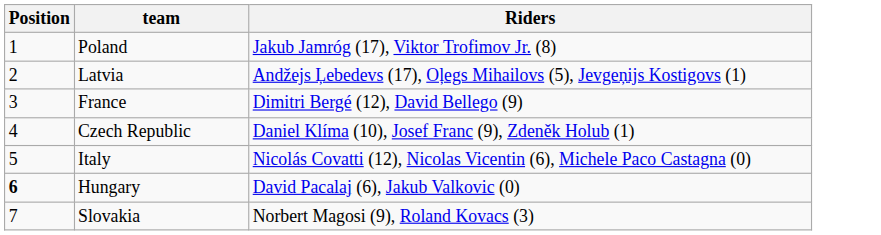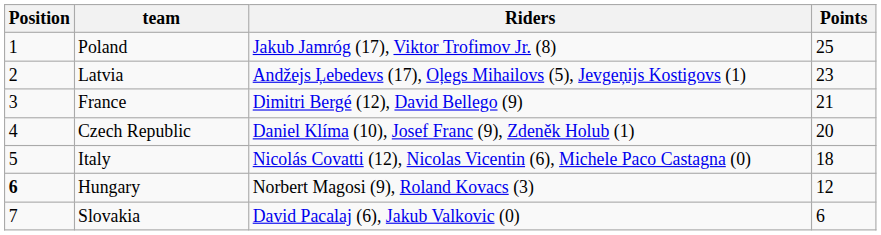+ column: (844, 18)
(386, 187) David Pacalaj (6), Jakub Valkovic (0) -> (393, 187) Norbert Magosi (9), Roland Kovacs (3)
(393, 215) Norbert Magosi (9), Roland Kovacs (3) -> (386, 215) David Pacalaj (6), Jakub Valkovic (0)
